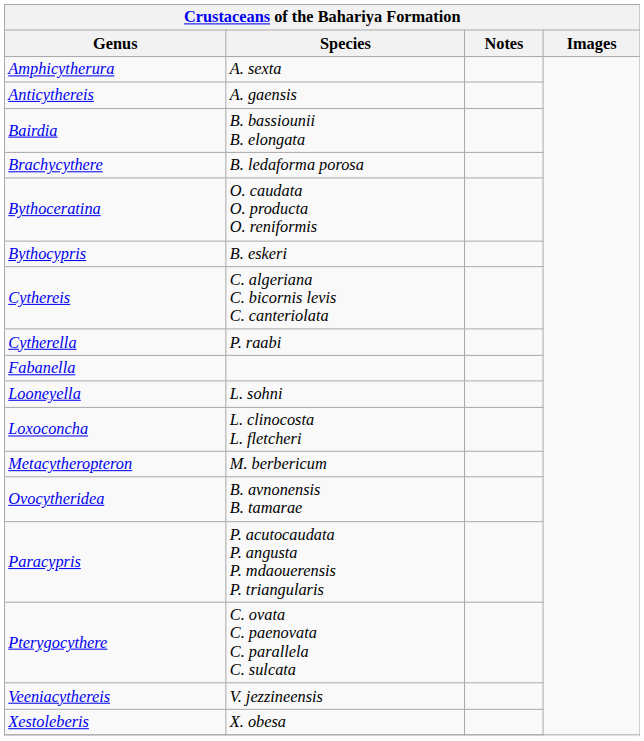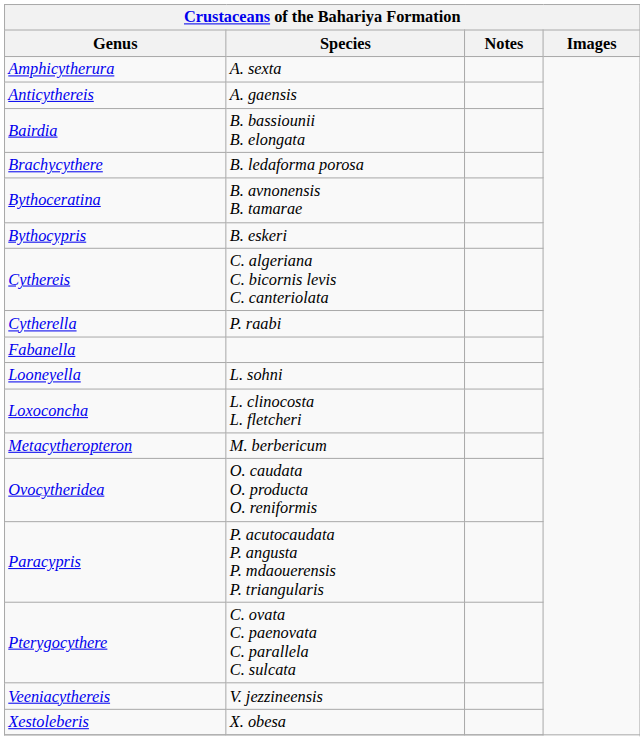(273, 209) O. caudata O. producta O. reniformis -> (275, 200) B. avnonensis B. tamarae
(275, 499) B. avnonensis B. tamarae -> (273, 489) O. caudata O. producta O. reniformis
